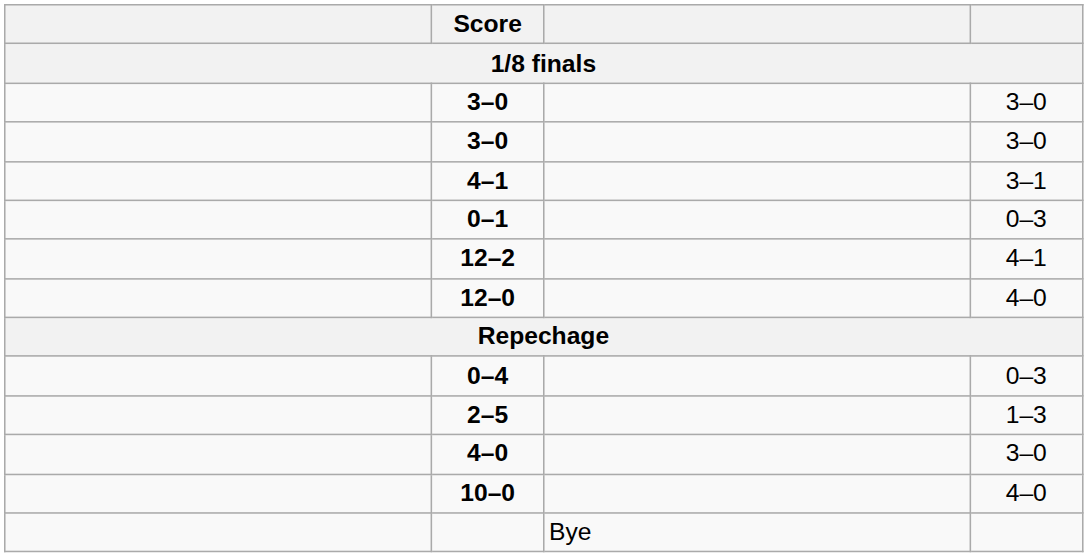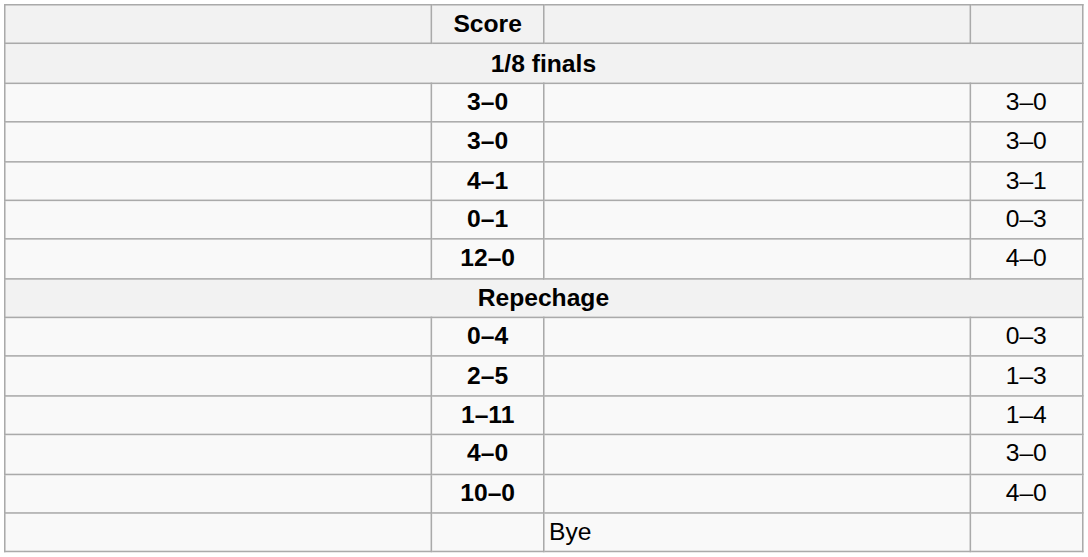- row: (488, 258)
+ row: (488, 414)
